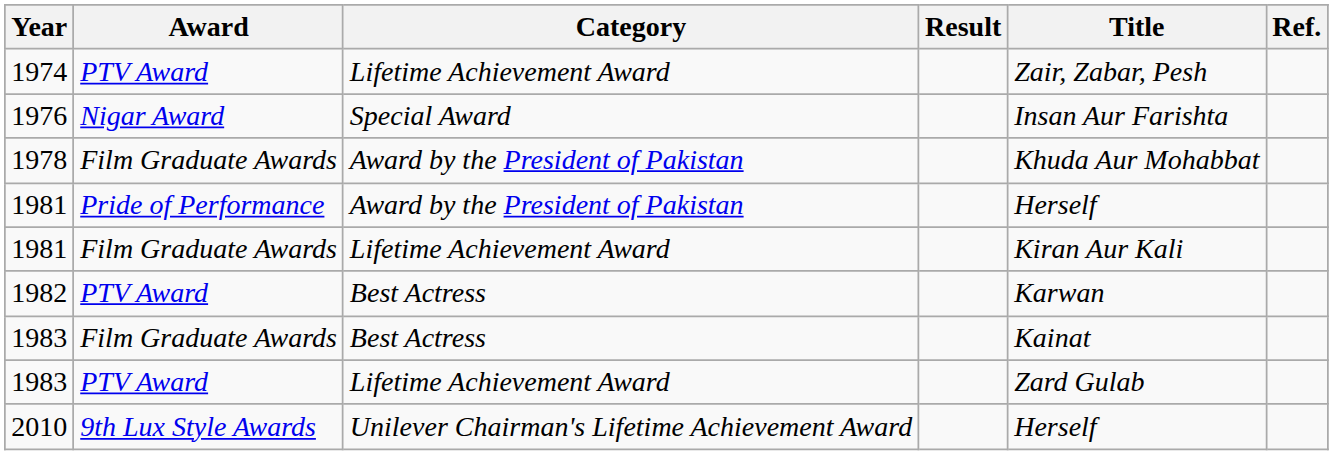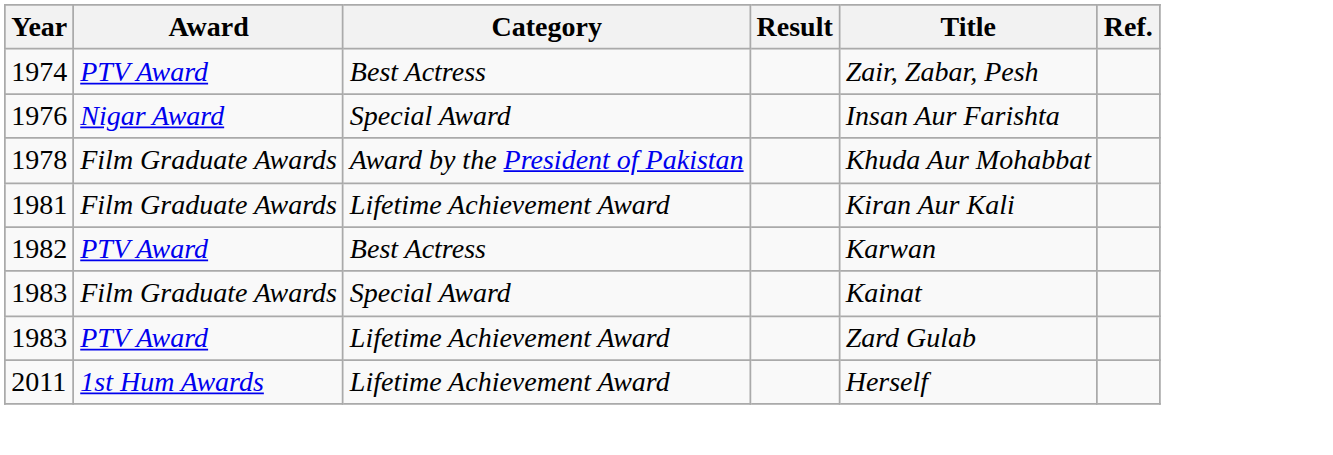(510, 71) Lifetime Achievement Award -> (418, 71) Best Actress
- row: (39, 204)
(418, 337) Best Actress -> (430, 293) Special Award
- row: (39, 426)
+ row: (39, 381)
